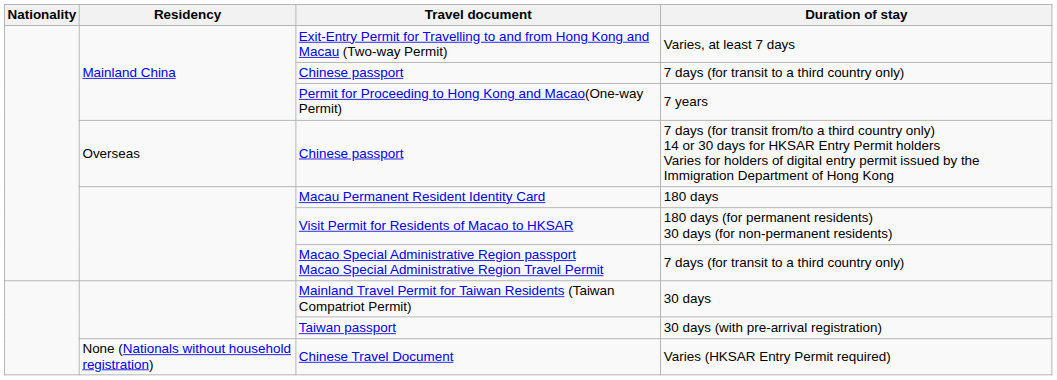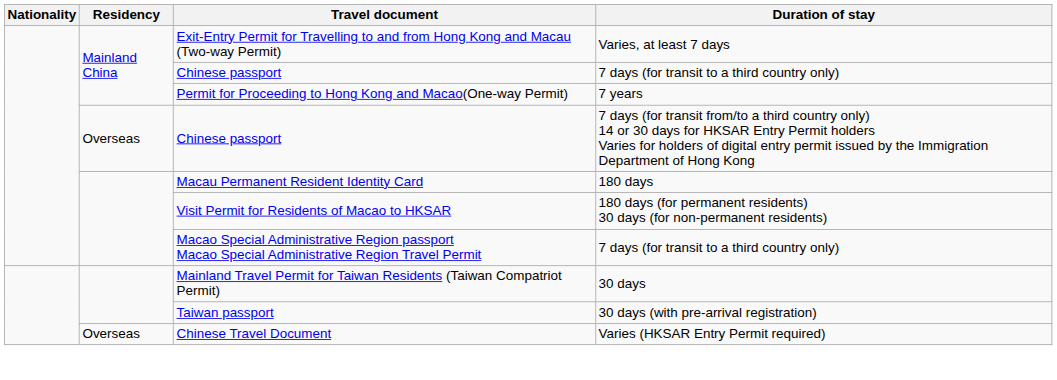(187, 356) None (Nationals without household registration) -> (111, 334) Overseas
